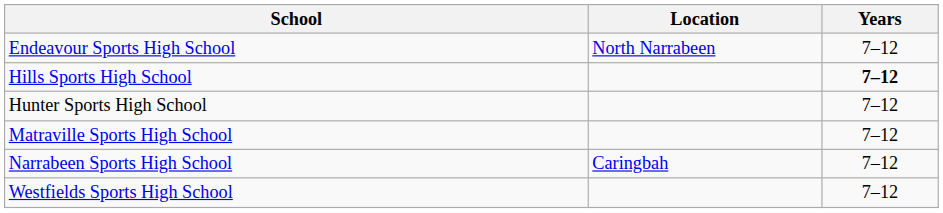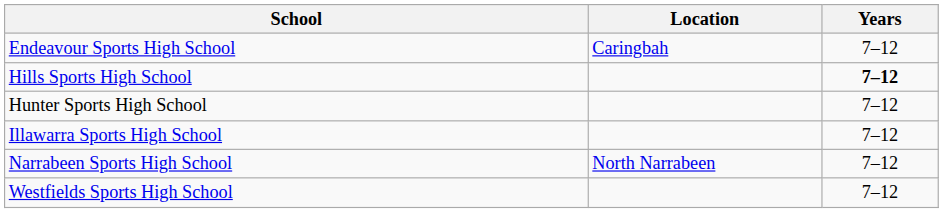(654, 47) North Narrabeen -> (630, 47) Caringbah
+ row: (115, 134)
- row: (120, 134)
(630, 163) Caringbah -> (654, 163) North Narrabeen
